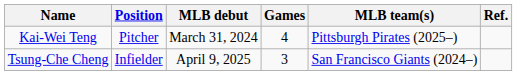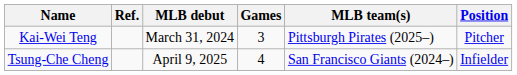columns swapped: (139, 15) <-> (496, 15)
(285, 37) 4 -> (261, 37) 3
(285, 59) 3 -> (261, 59) 4
